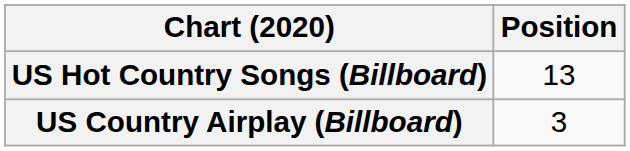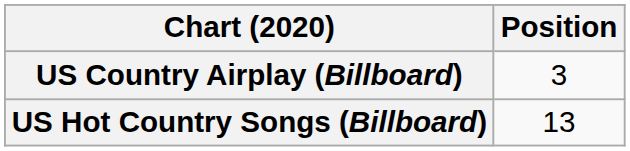rows swapped: (249, 121) <-> (249, 74)
